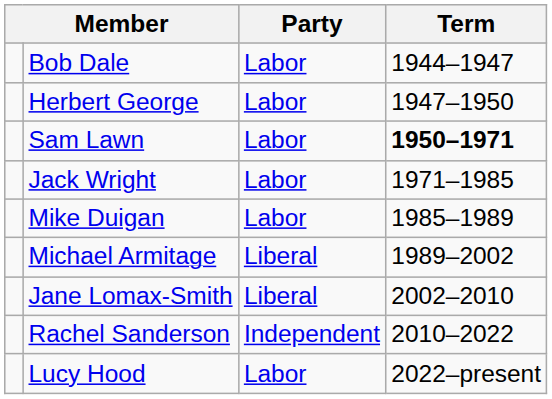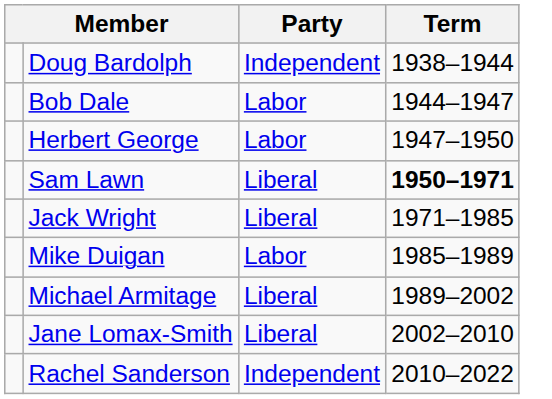+ row: (110, 62)
(275, 140) Labor -> (281, 179) Liberal
(275, 179) Labor -> (281, 218) Liberal
- row: (87, 373)
